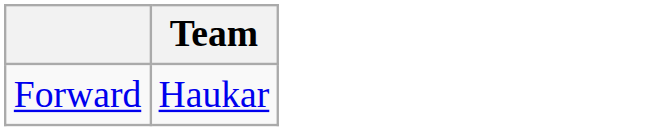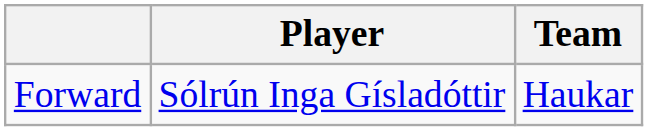+ column: (332, 34)
